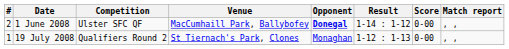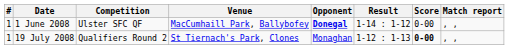(9, 24) 2 -> (9, 24) 1
(424, 38) normal -> (424, 38) bold
